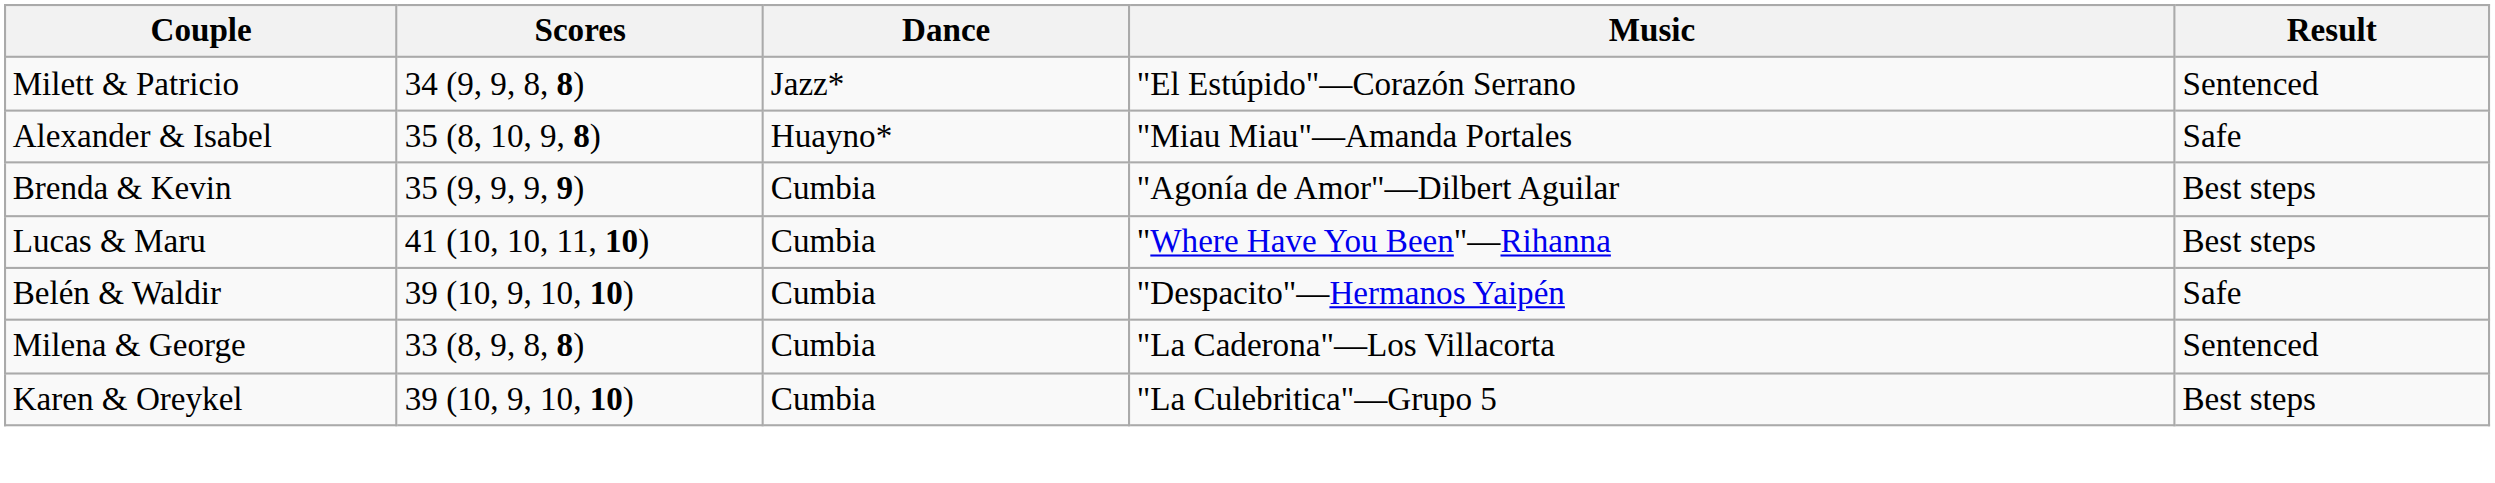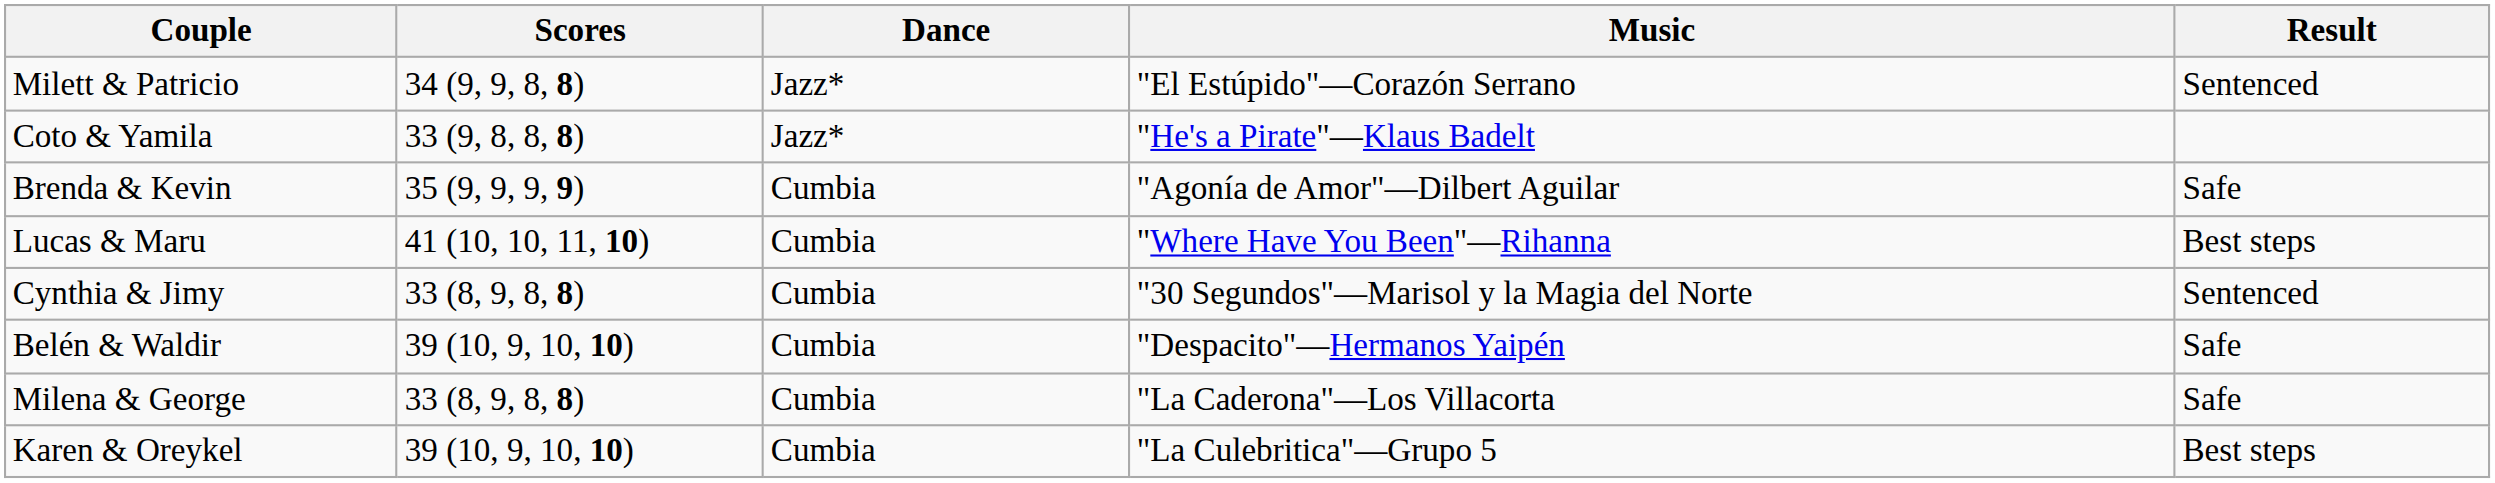+ row: (113, 135)
- row: (142, 135)
(2249, 188) Best steps -> (2212, 188) Safe
+ row: (118, 293)
(2251, 345) Sentenced -> (2212, 398) Safe
